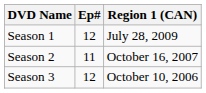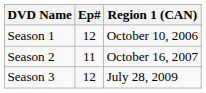(142, 35) July 28, 2009 -> (152, 35) October 10, 2006
(152, 77) October 10, 2006 -> (142, 77) July 28, 2009
